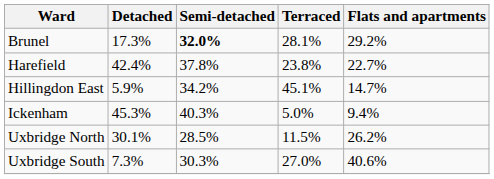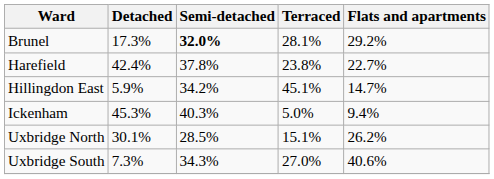(301, 137) 11.5% -> (302, 137) 15.1%
(199, 161) 30.3% -> (199, 161) 34.3%
